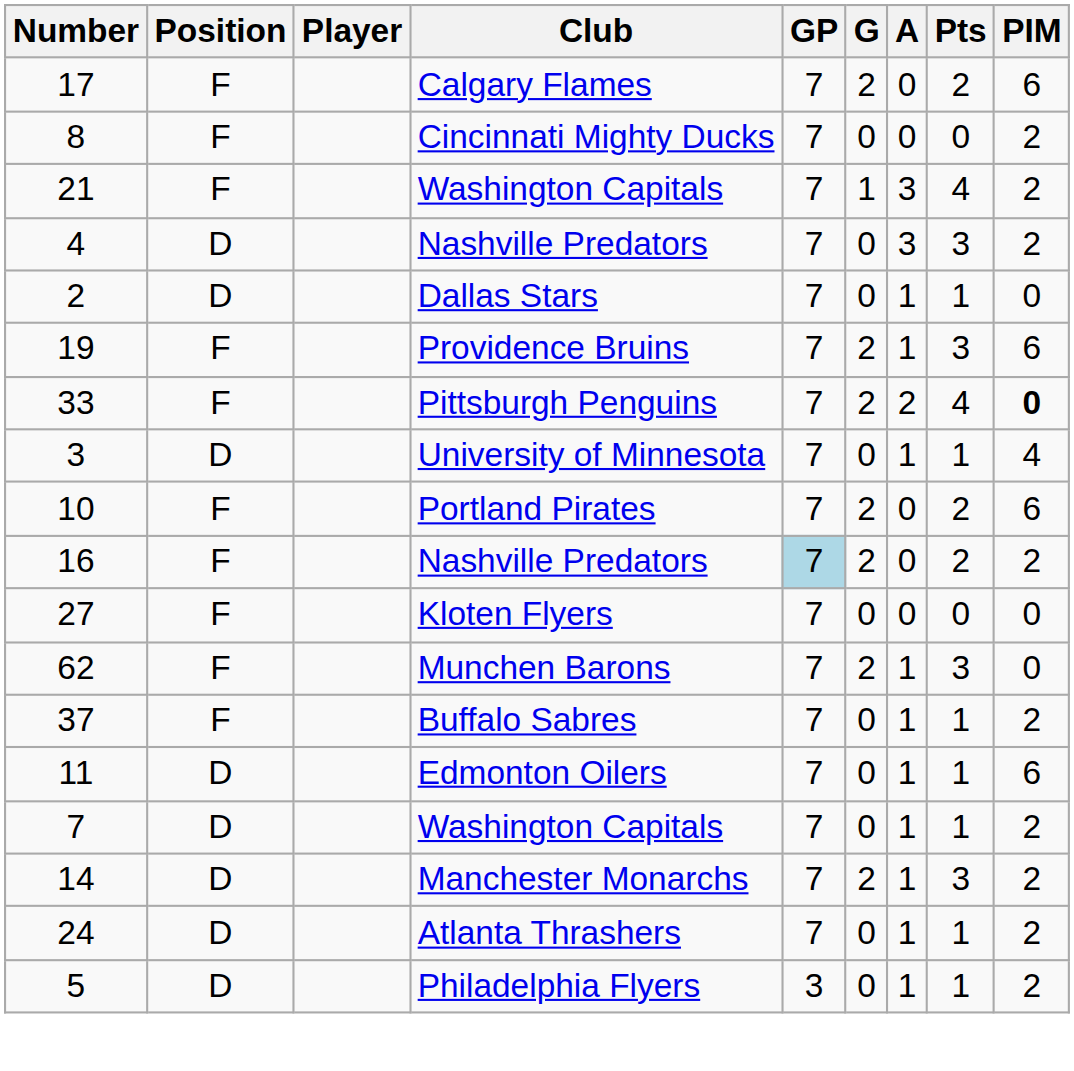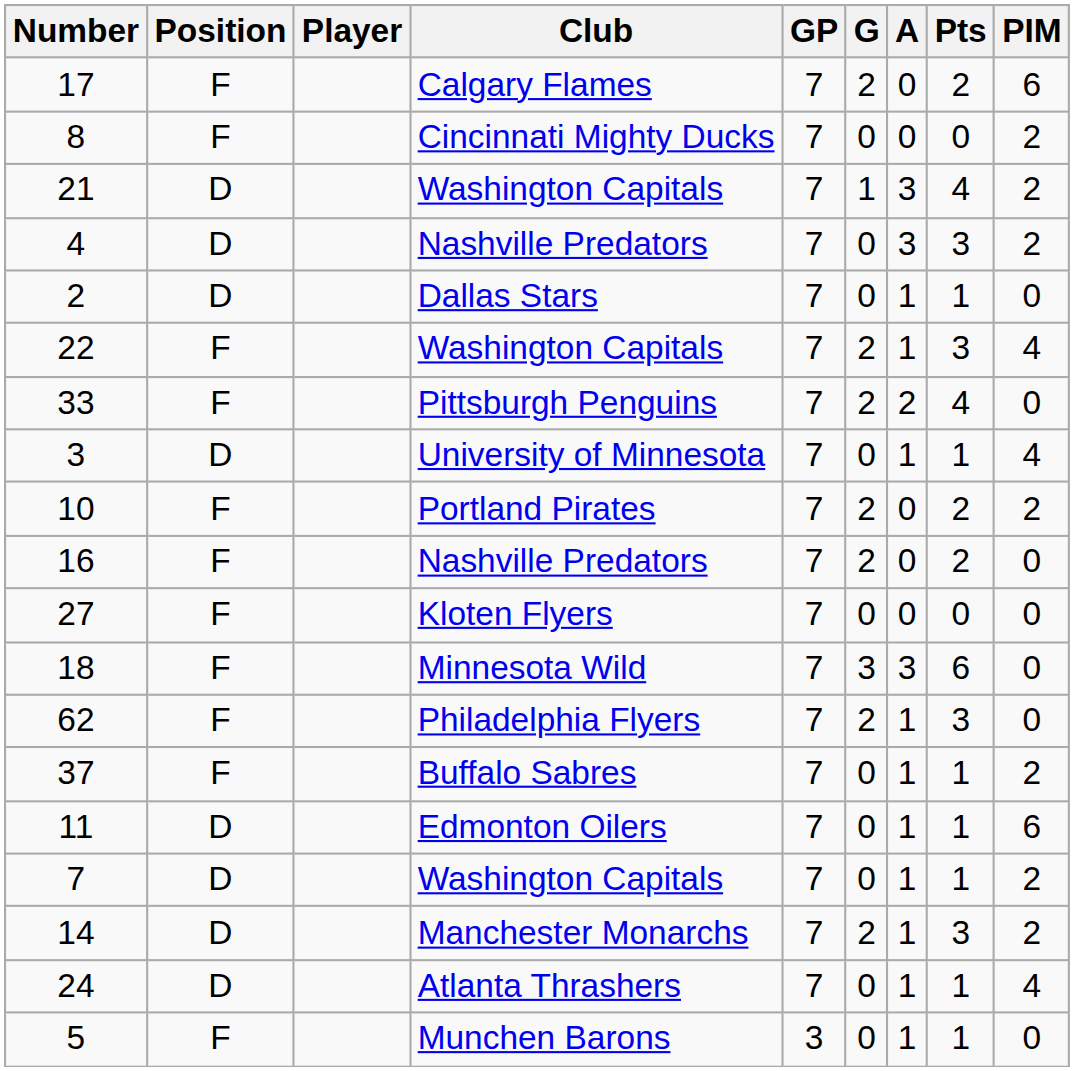(220, 190) F -> (220, 190) D
- row: (76, 349)
+ row: (76, 349)
(1032, 402) bold -> (1032, 402) normal
(1032, 508) 6 -> (1032, 508) 2
(814, 561) lightblue background -> (814, 561) no background
(1032, 561) 2 -> (1032, 561) 0
+ row: (76, 667)
(544, 667) Munchen Barons -> (559, 720) Philadelphia Flyers
(1032, 932) 2 -> (1032, 985) 4
(220, 985) D -> (220, 1038) F
(559, 985) Philadelphia Flyers -> (544, 1038) Munchen Barons
(1032, 985) 2 -> (1032, 1038) 0
